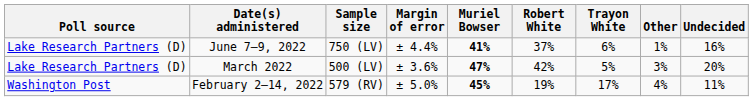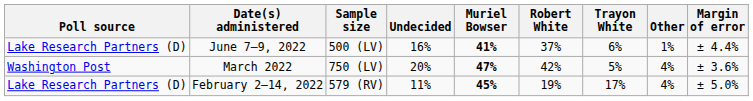columns swapped: (417, 21) <-> (714, 28)
(356, 47) 750 (LV) -> (356, 47) 500 (LV)
(97, 66) Lake Research Partners (D) -> (59, 66) Washington Post
(356, 66) 500 (LV) -> (356, 66) 750 (LV)
(660, 66) 3% -> (667, 66) 4%
(59, 85) Washington Post -> (97, 85) Lake Research Partners (D)
